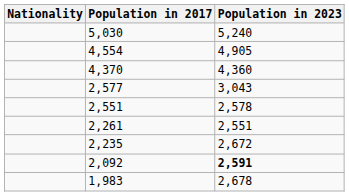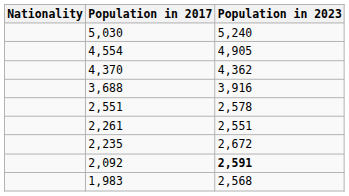(235, 70) 4,360 -> (235, 70) 4,362
+ row: (106, 88)
- row: (106, 88)
(235, 182) 2,678 -> (235, 182) 2,568
